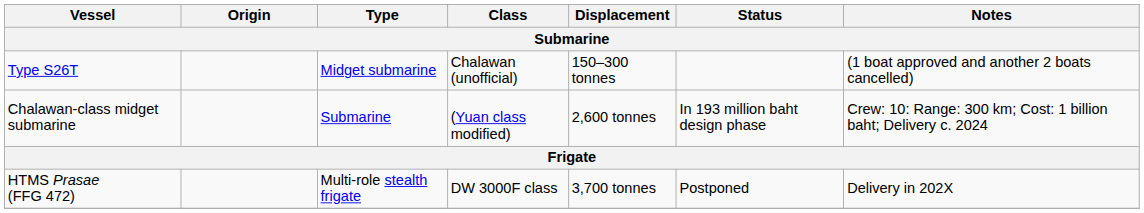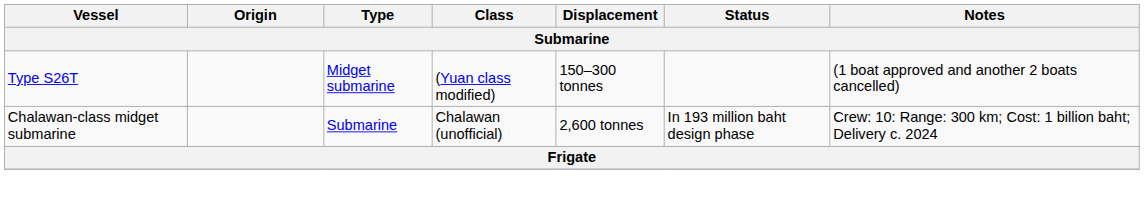(484, 70) Chalawan (unofficial) -> (473, 86) (Yuan class modified)
(488, 126) (Yuan class modified) -> (469, 126) Chalawan (unofficial)
- row: (54, 188)
